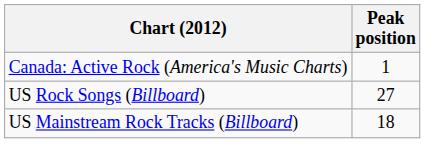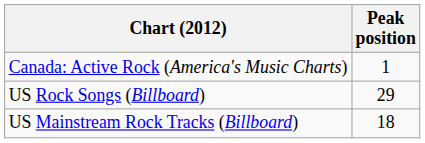(386, 94) 27 -> (386, 94) 29
